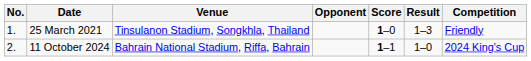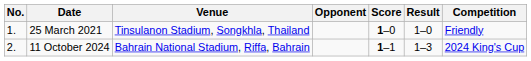(423, 30) 1–3 -> (423, 30) 1–0
(423, 47) 1–0 -> (423, 47) 1–3
